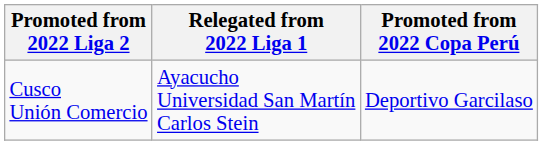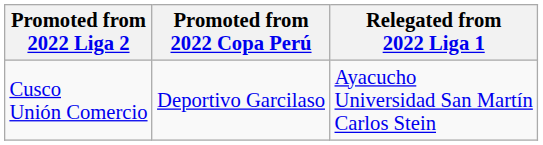columns swapped: (449, 32) <-> (256, 32)
